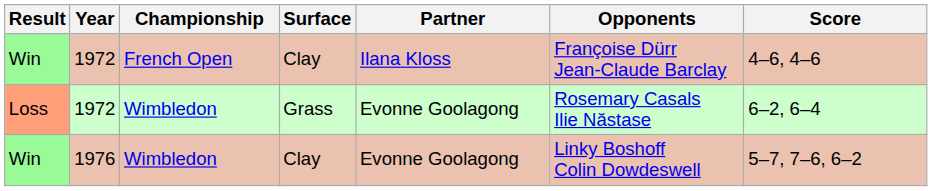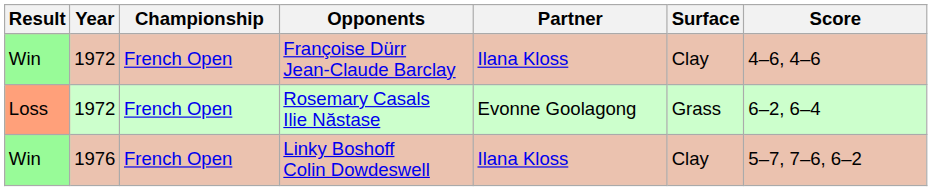columns swapped: (317, 19) <-> (647, 19)
(170, 109) Wimbledon -> (178, 109) French Open
(170, 159) Wimbledon -> (178, 159) French Open
(439, 159) Evonne Goolagong -> (523, 159) Ilana Kloss
